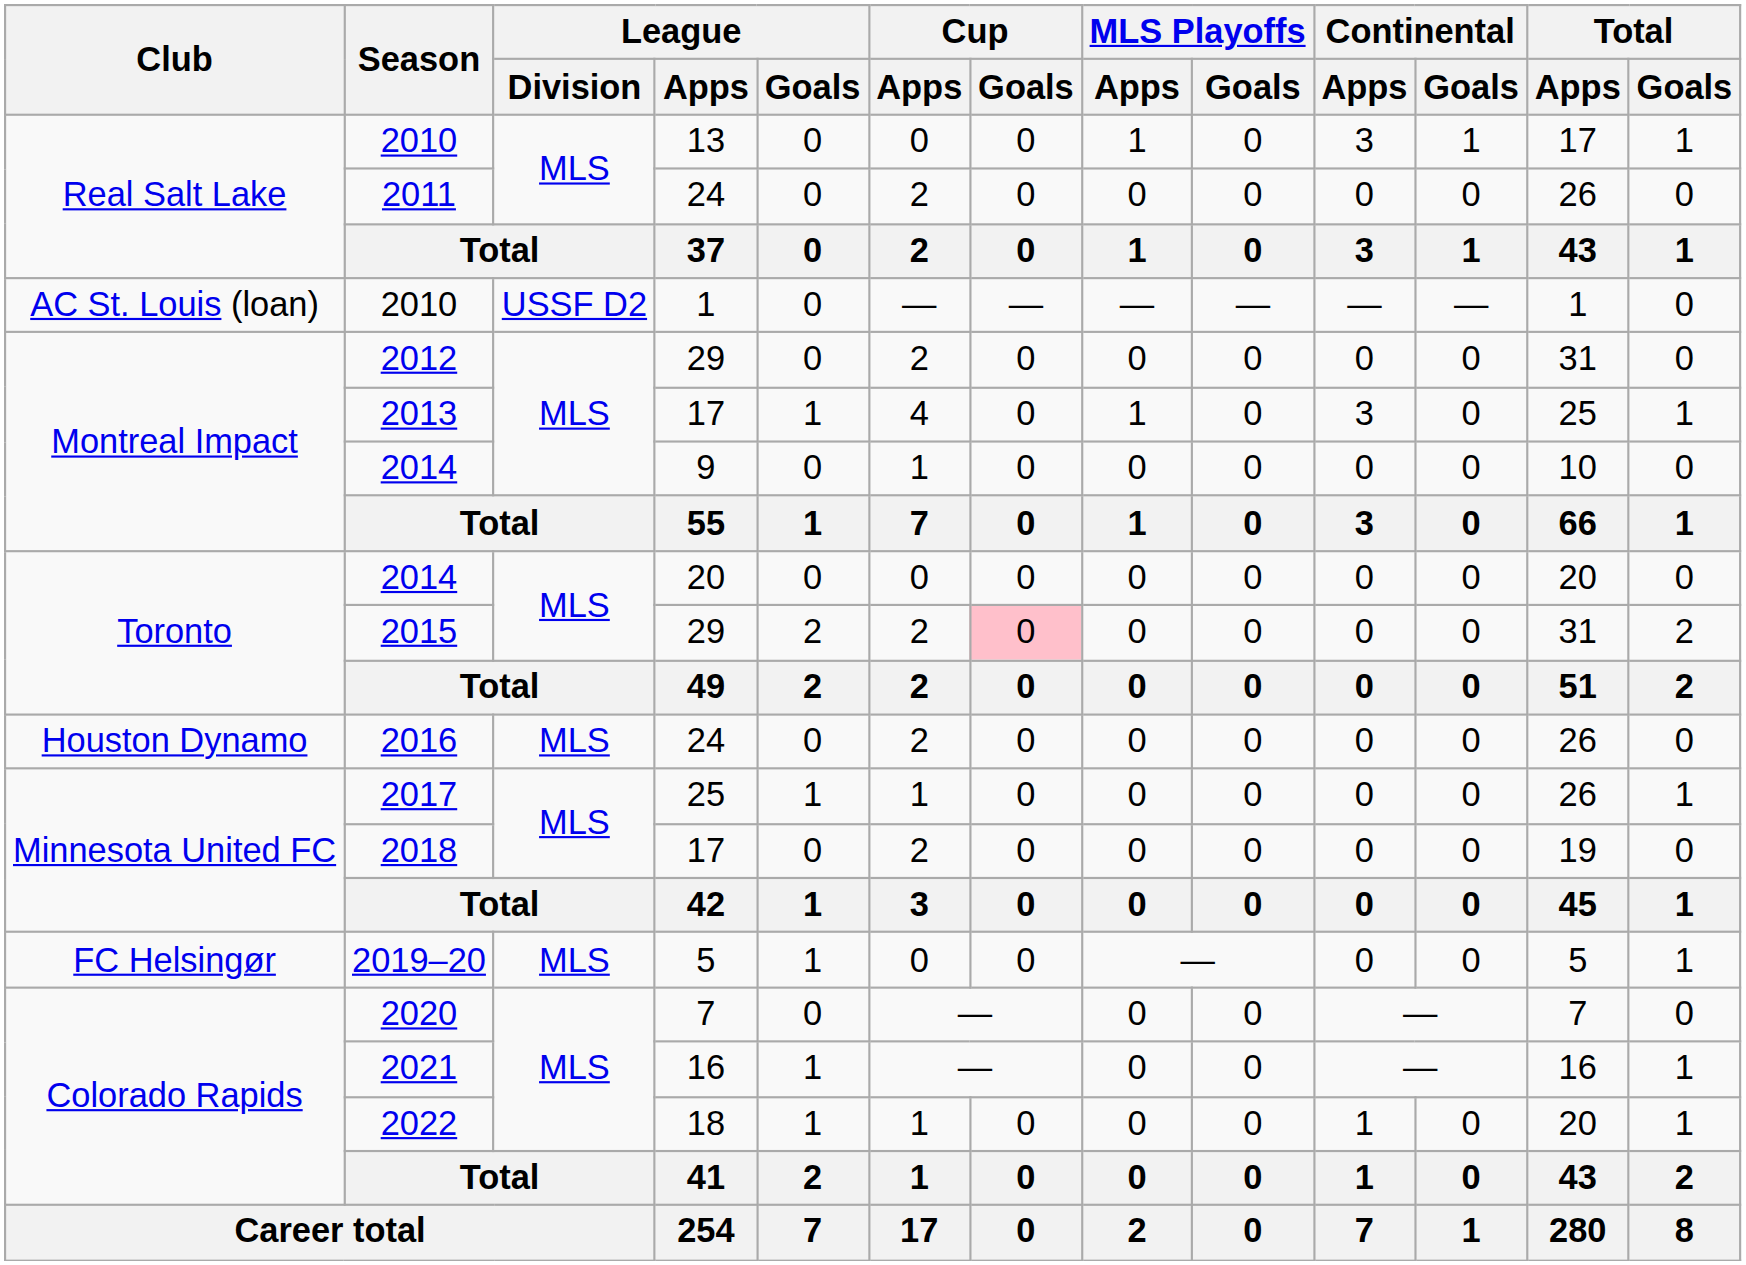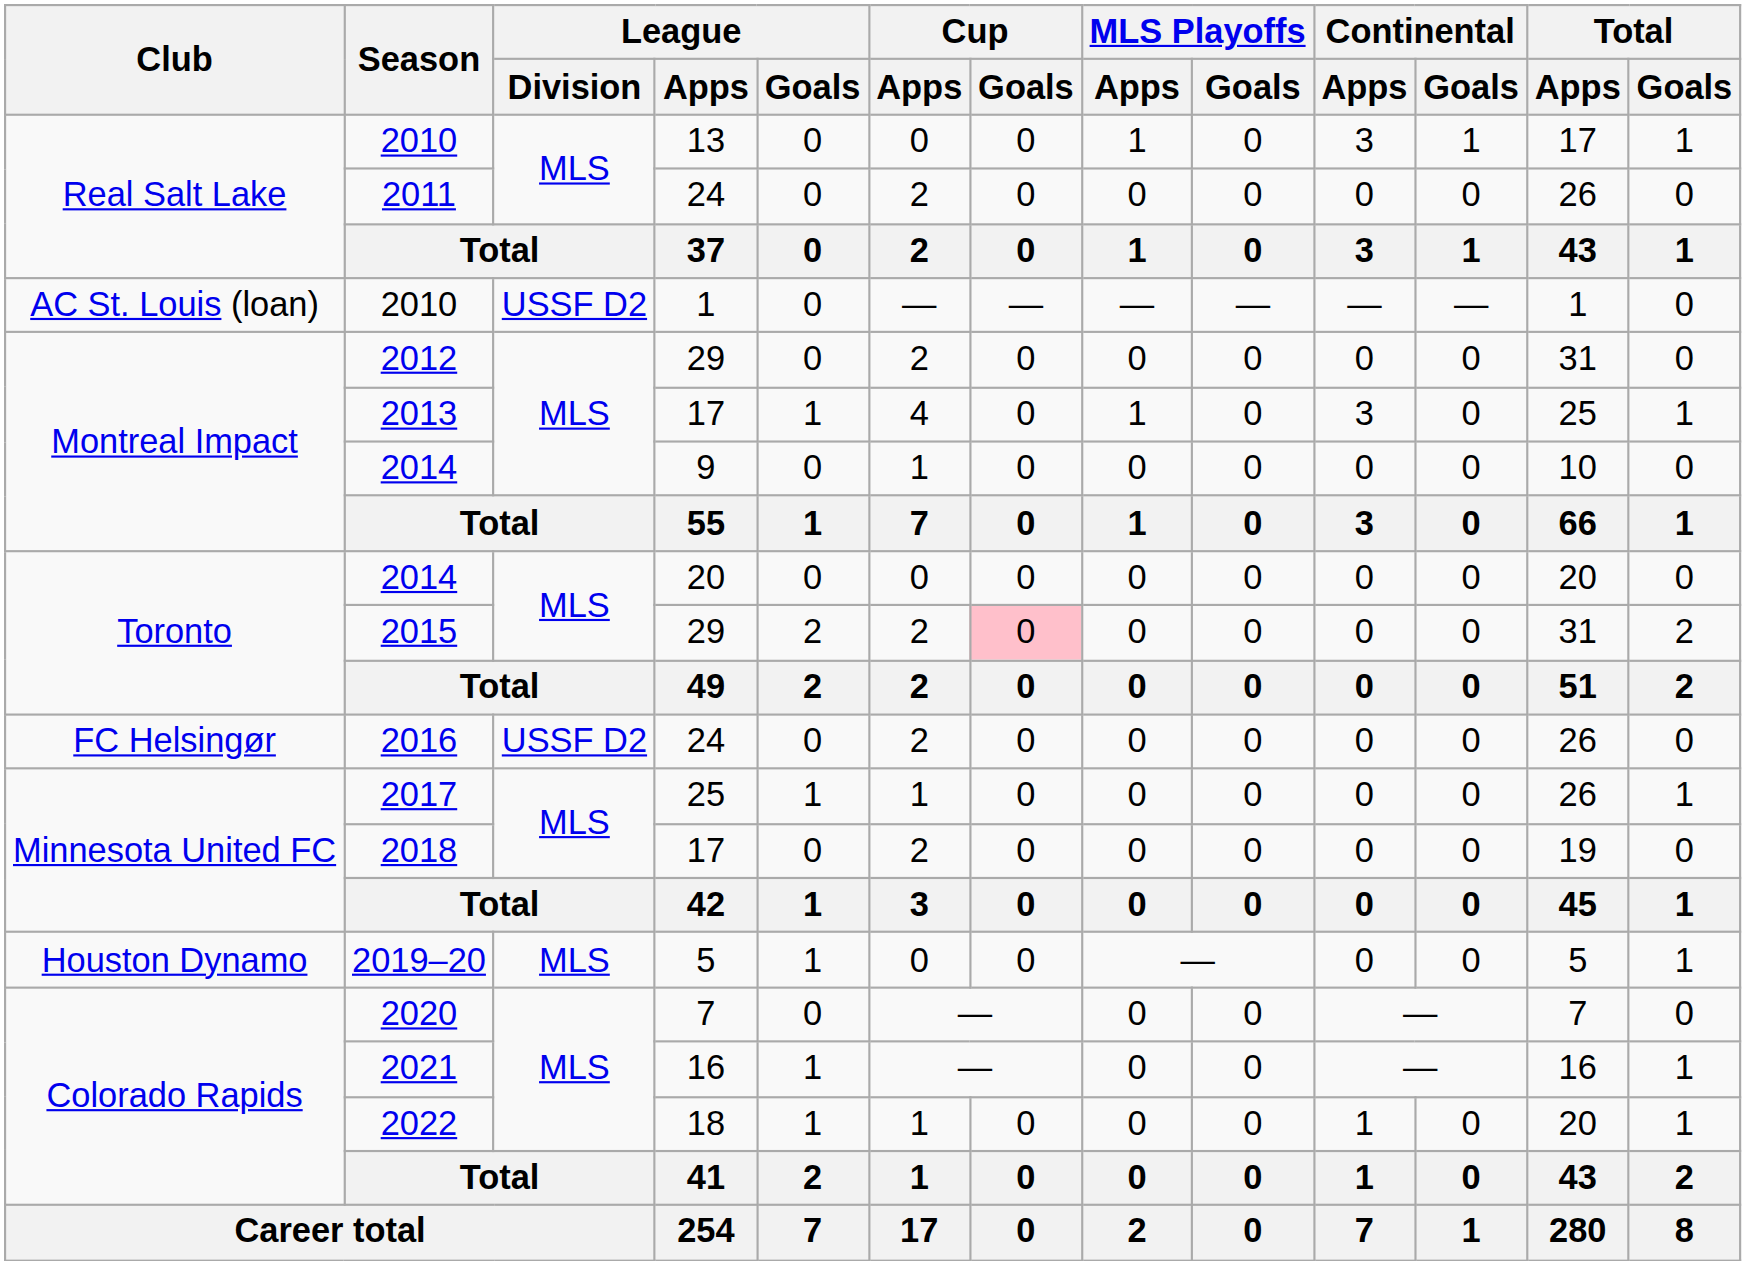(175, 741) Houston Dynamo -> (175, 741) FC Helsingør
(574, 741) MLS -> (574, 741) USSF D2
(175, 959) FC Helsingør -> (175, 959) Houston Dynamo
